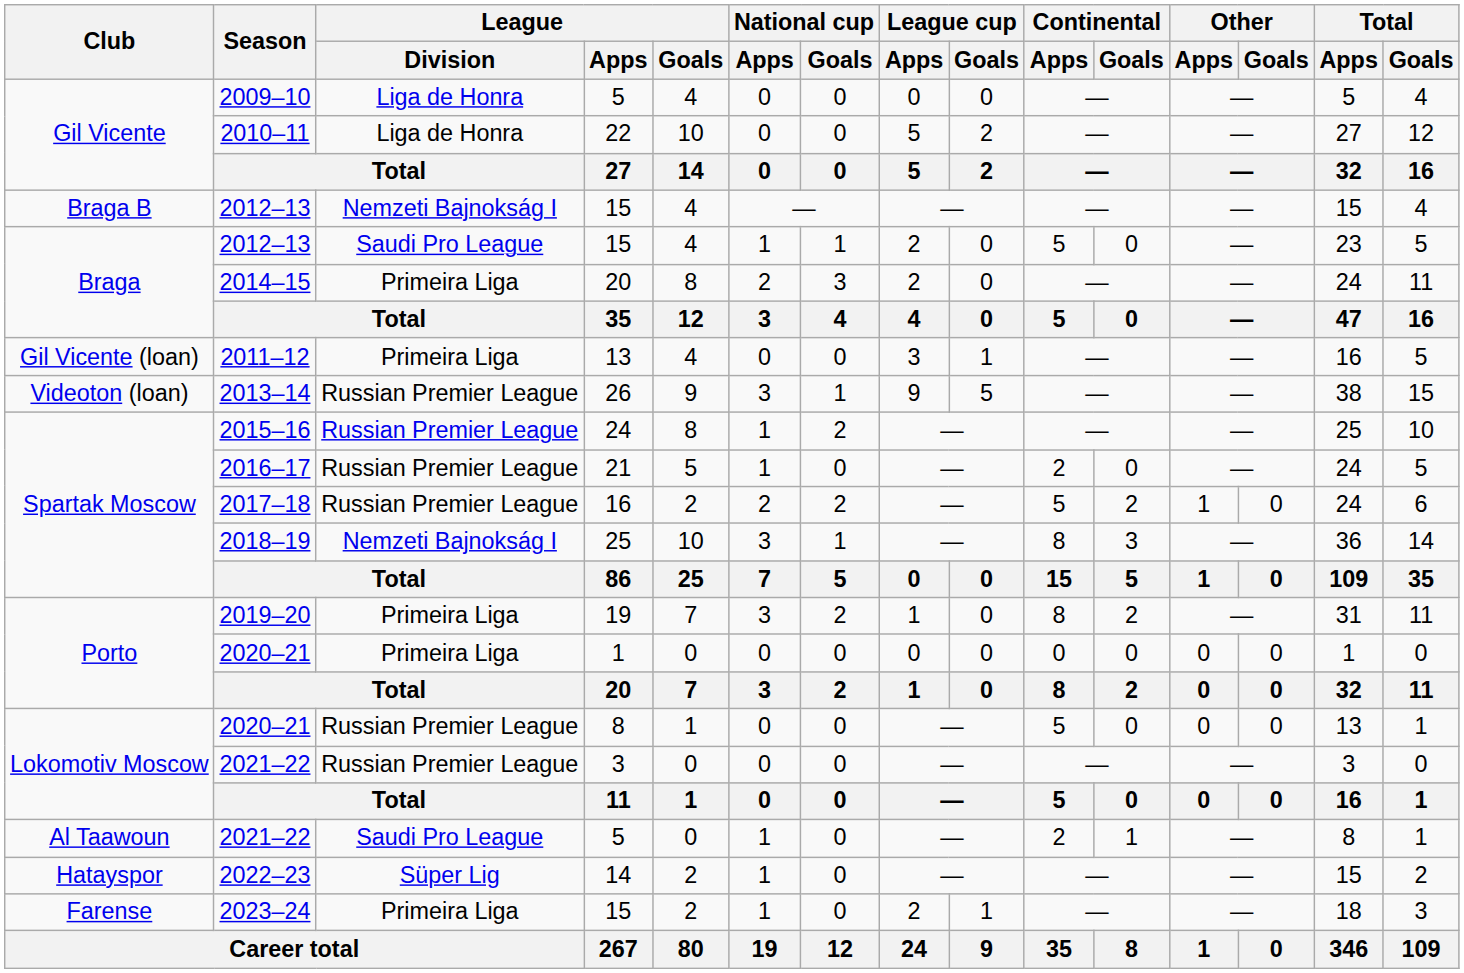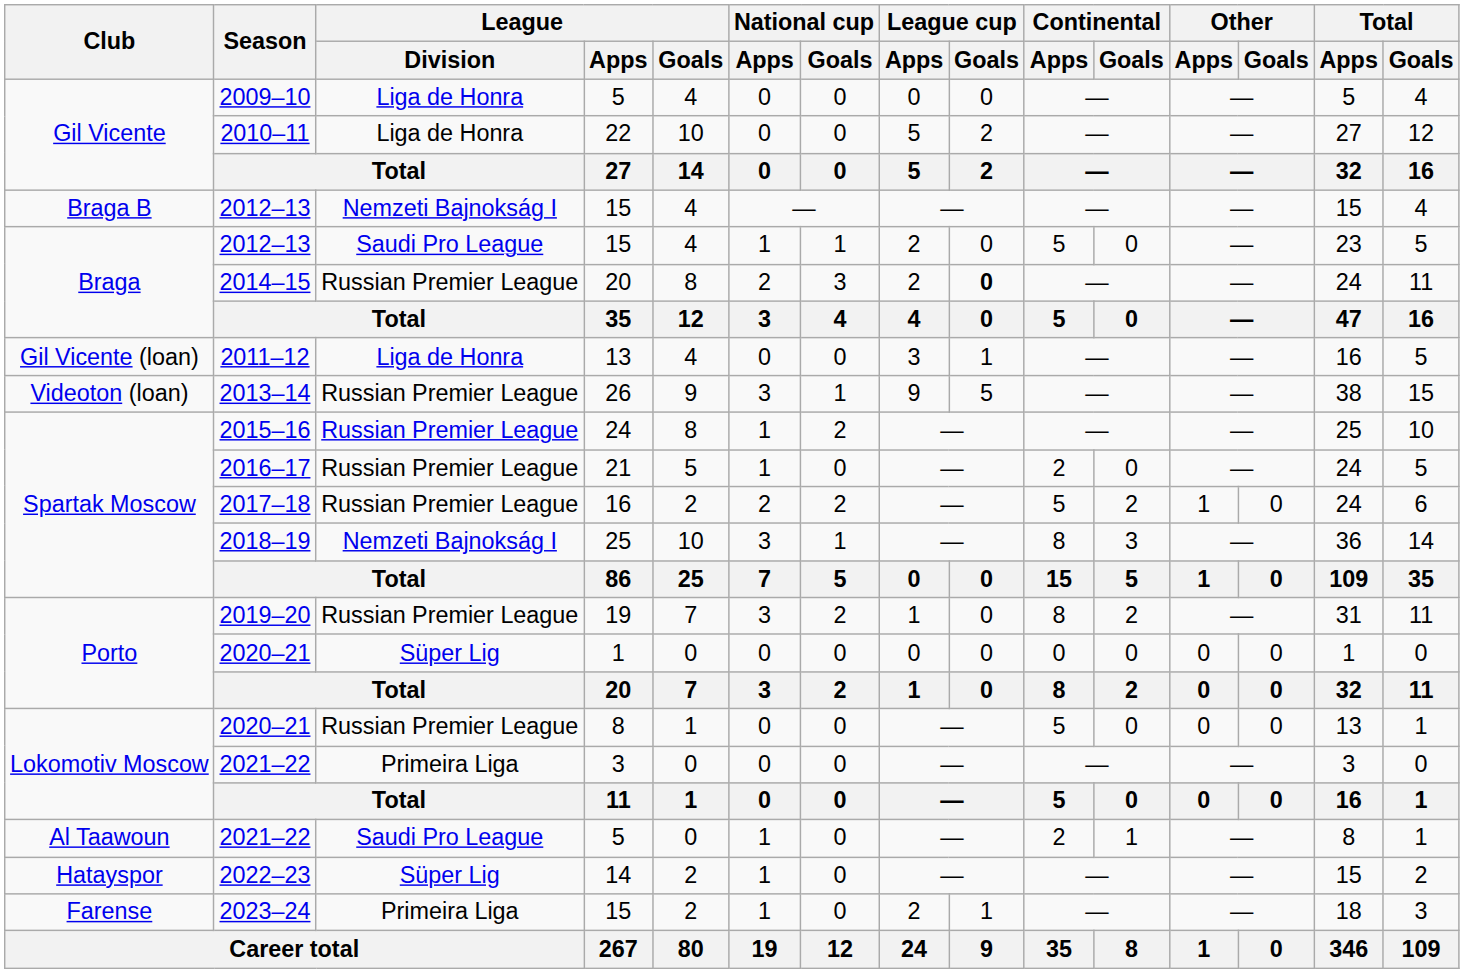(450, 282) Primeira Liga -> (450, 282) Russian Premier League
(987, 282) normal -> (987, 282) bold
(450, 356) Primeira Liga -> (450, 356) Liga de Honra
(450, 615) Primeira Liga -> (450, 615) Russian Premier League
(450, 652) Primeira Liga -> (450, 652) Süper Lig
(450, 763) Russian Premier League -> (450, 763) Primeira Liga
